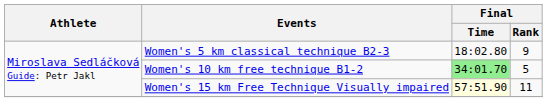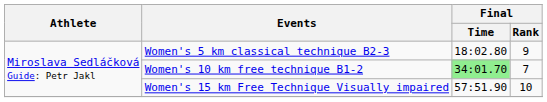(526, 69) 5 -> (526, 69) 7
(481, 87) lightyellow background -> (481, 87) no background
(526, 87) 11 -> (526, 87) 10
